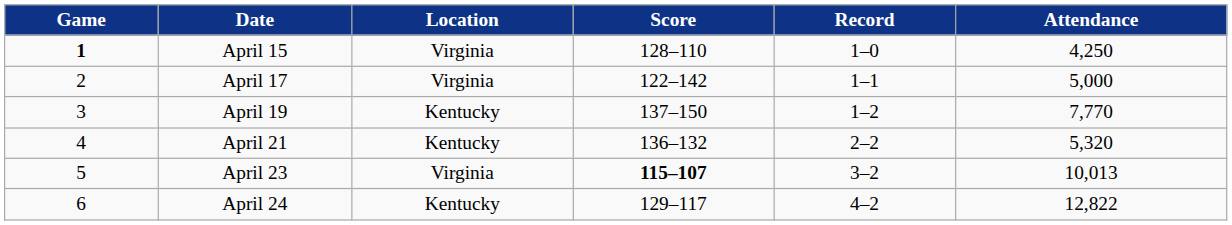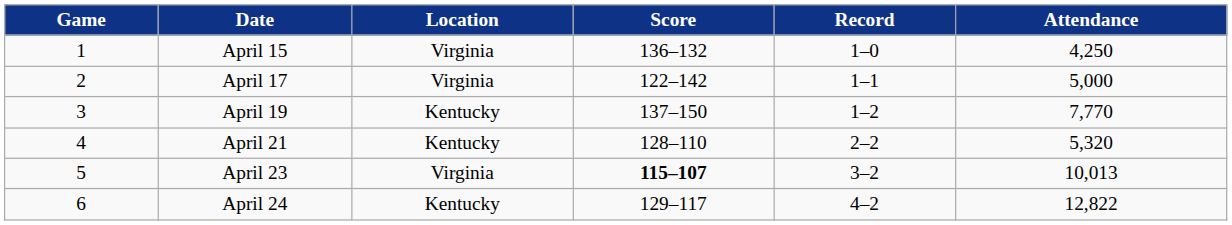(81, 50) bold -> (81, 50) normal
(673, 50) 128–110 -> (673, 50) 136–132
(673, 142) 136–132 -> (673, 142) 128–110
